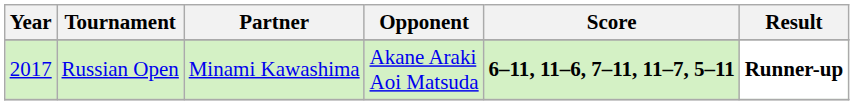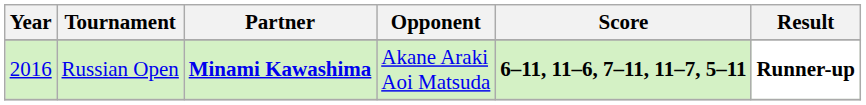(31, 69) 2017 -> (31, 69) 2016
(274, 69) normal -> (280, 69) bold
